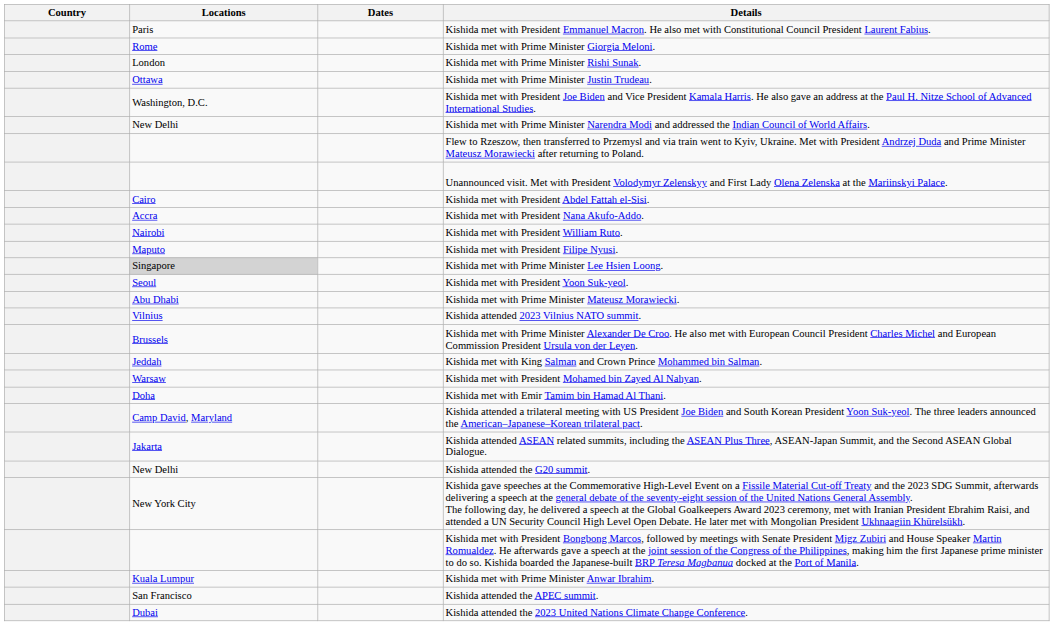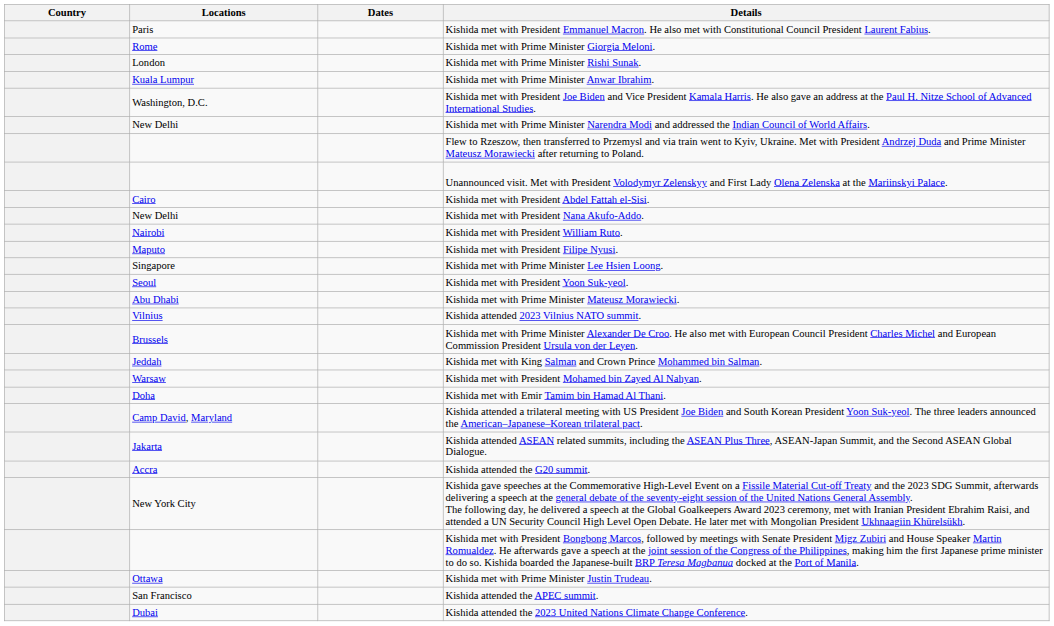rows swapped: (549, 79) <-> (550, 578)
(145, 215) Accra -> (155, 215) New Delhi
(154, 266) lightgrey background -> (154, 266) no background
(155, 469) New Delhi -> (145, 469) Accra
